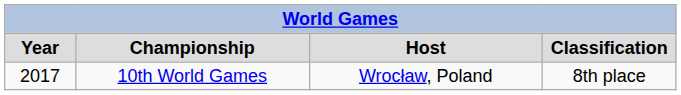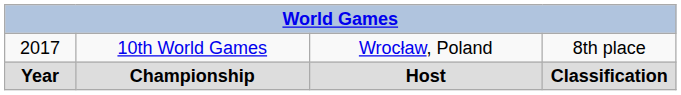rows swapped: (40, 48) <-> (40, 76)
